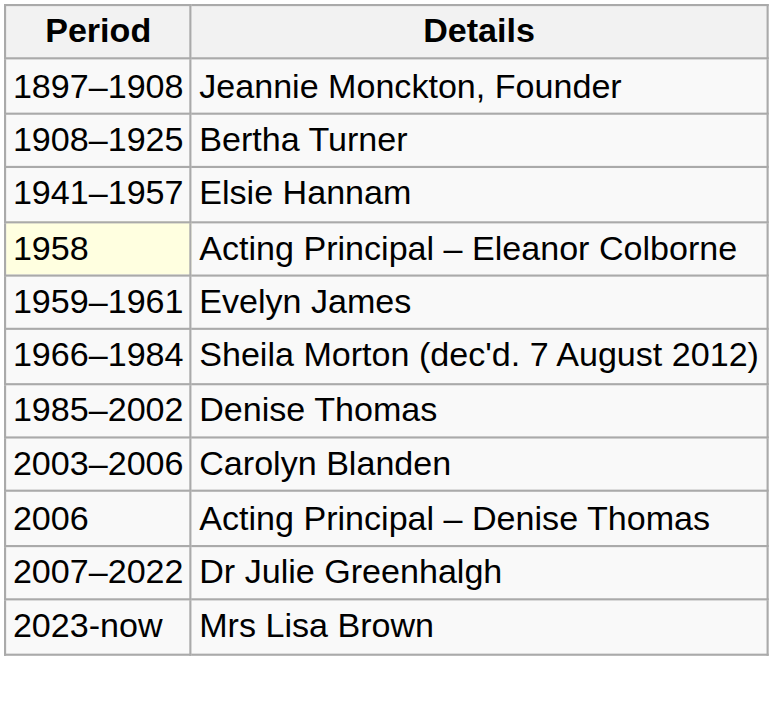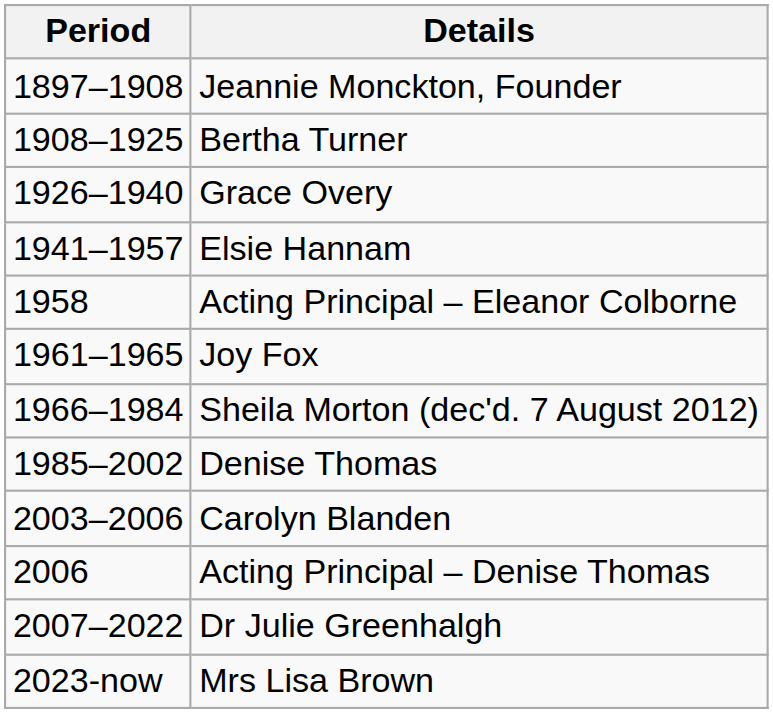+ row: (296, 193)
(51, 247) lightyellow background -> (51, 301) no background
- row: (305, 301)
+ row: (259, 355)
